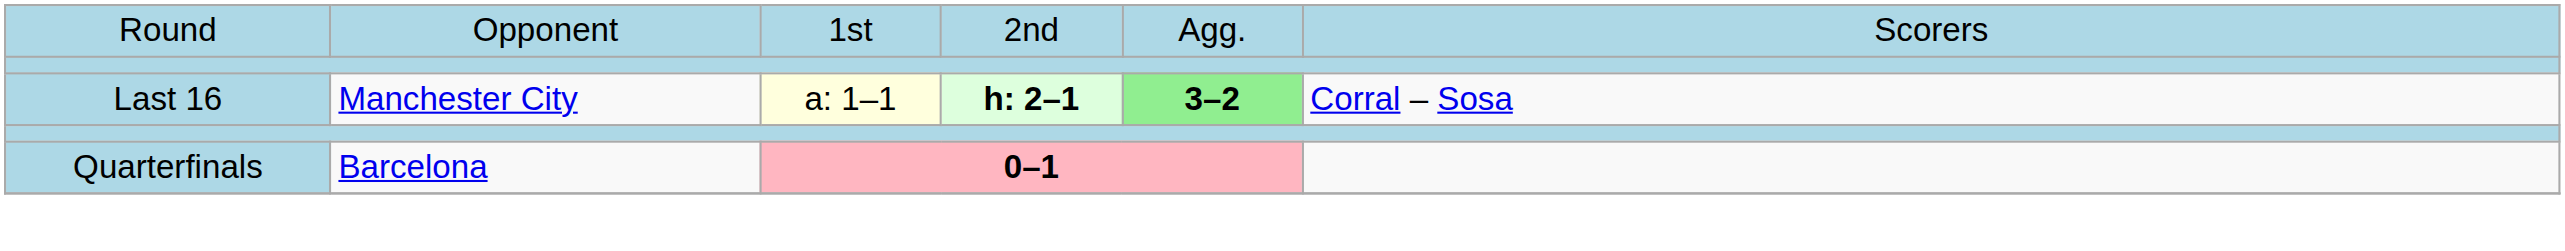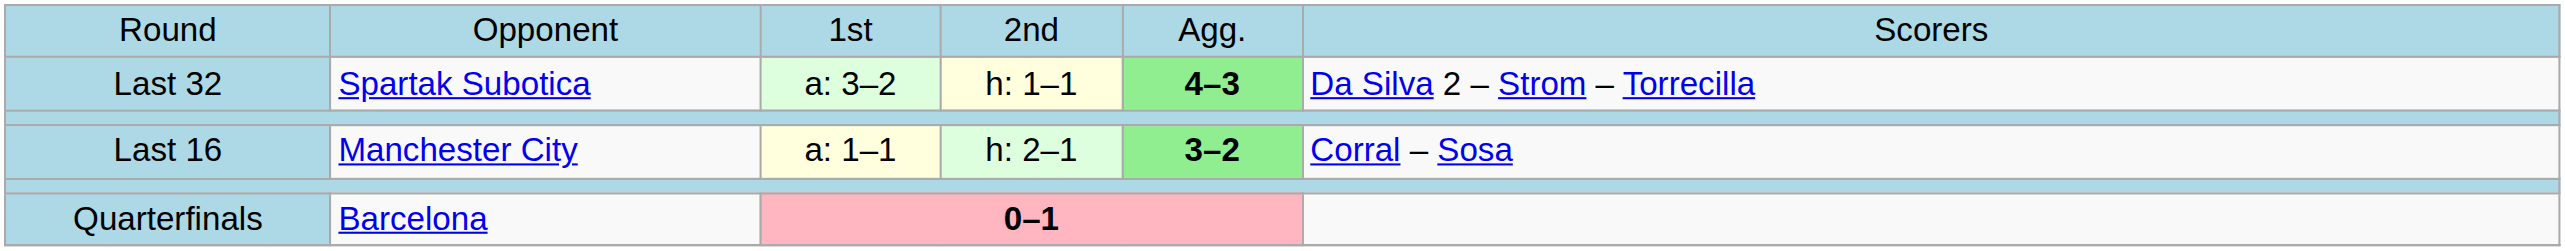+ row: (168, 83)
(1031, 98) bold -> (1031, 151) normal
